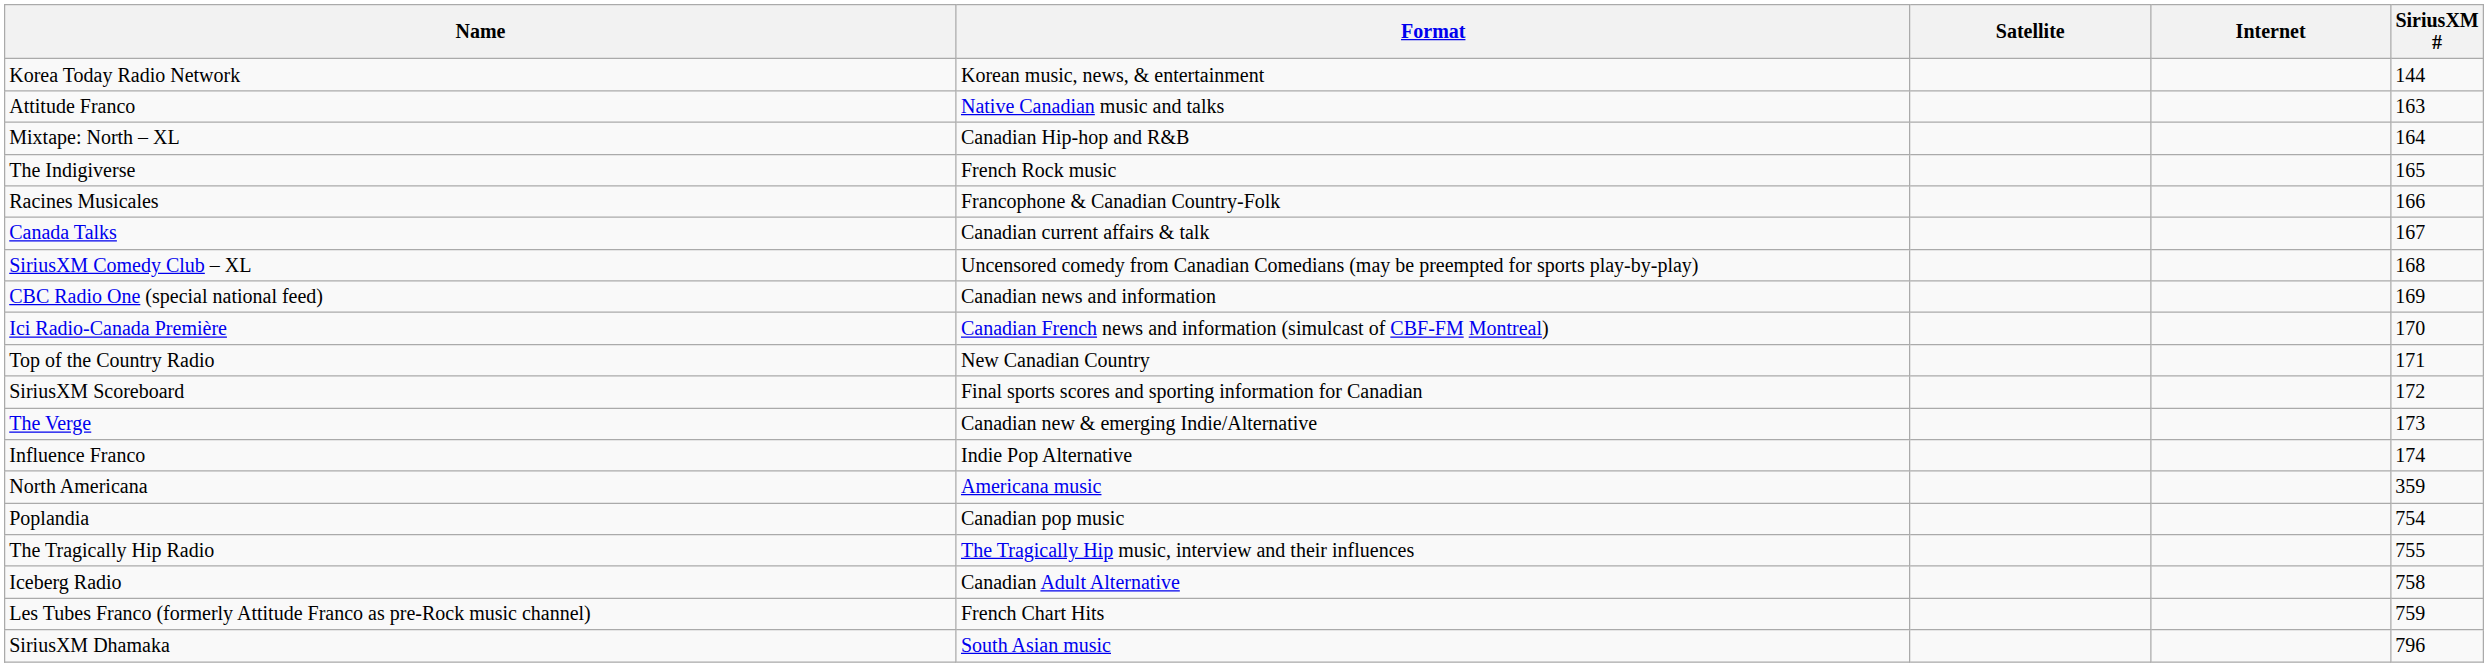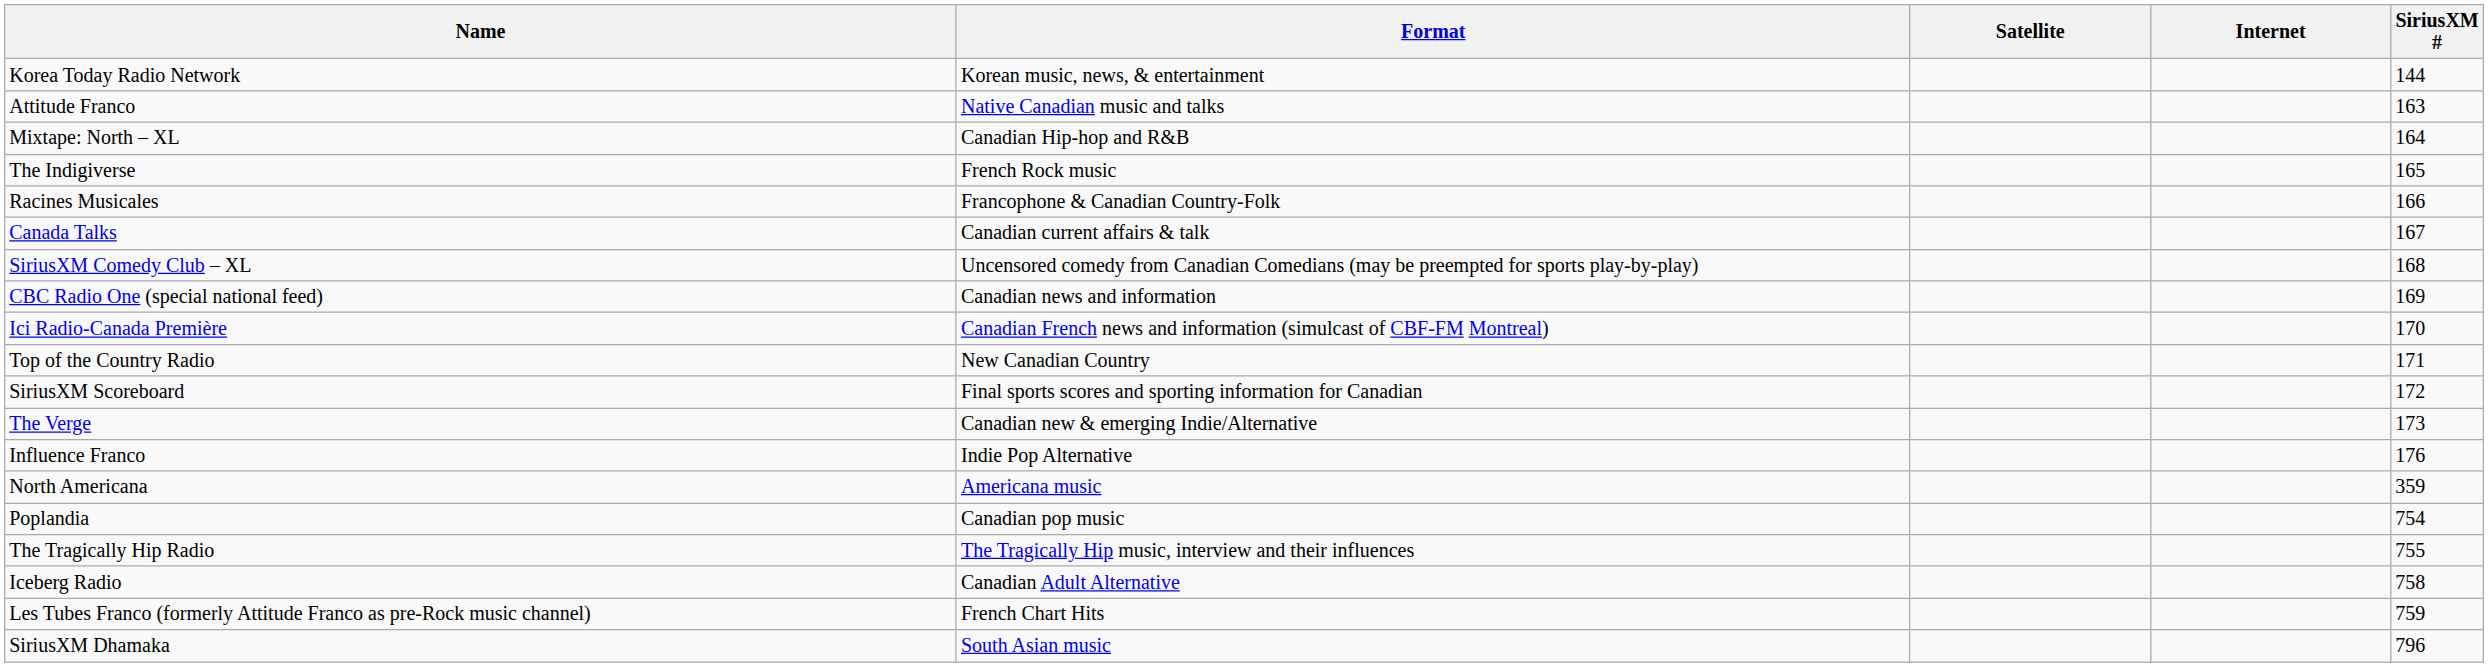(2410, 455) 174 -> (2410, 455) 176
